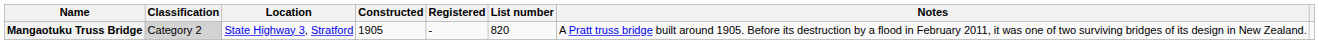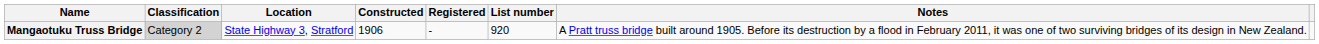(371, 30) 1905 -> (371, 30) 1906
(500, 30) 820 -> (500, 30) 920
